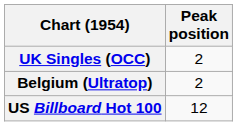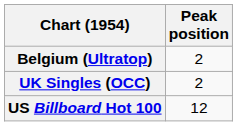rows swapped: (85, 83) <-> (85, 58)
